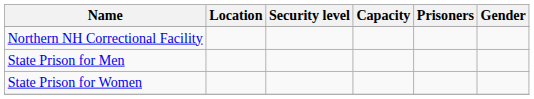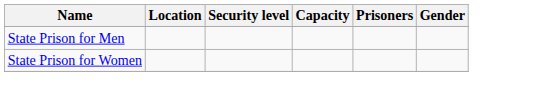- row: (105, 38)
